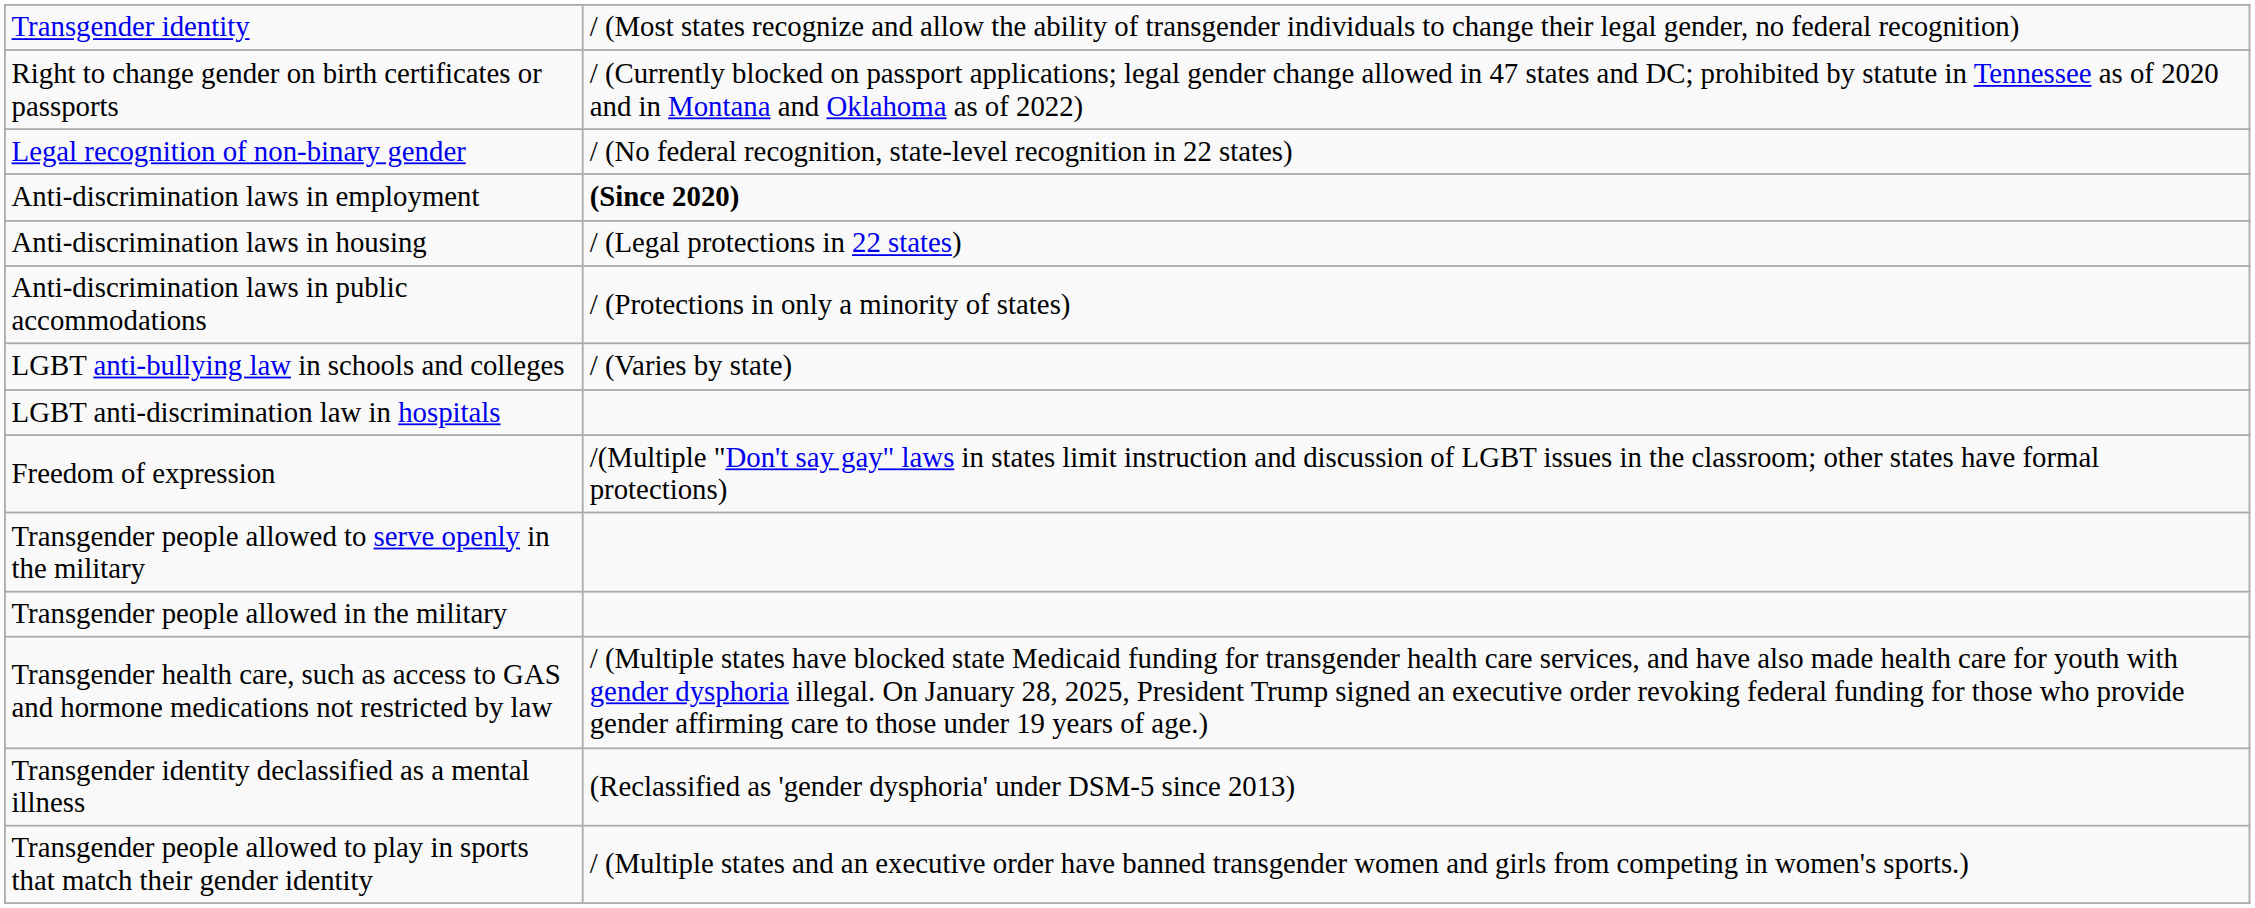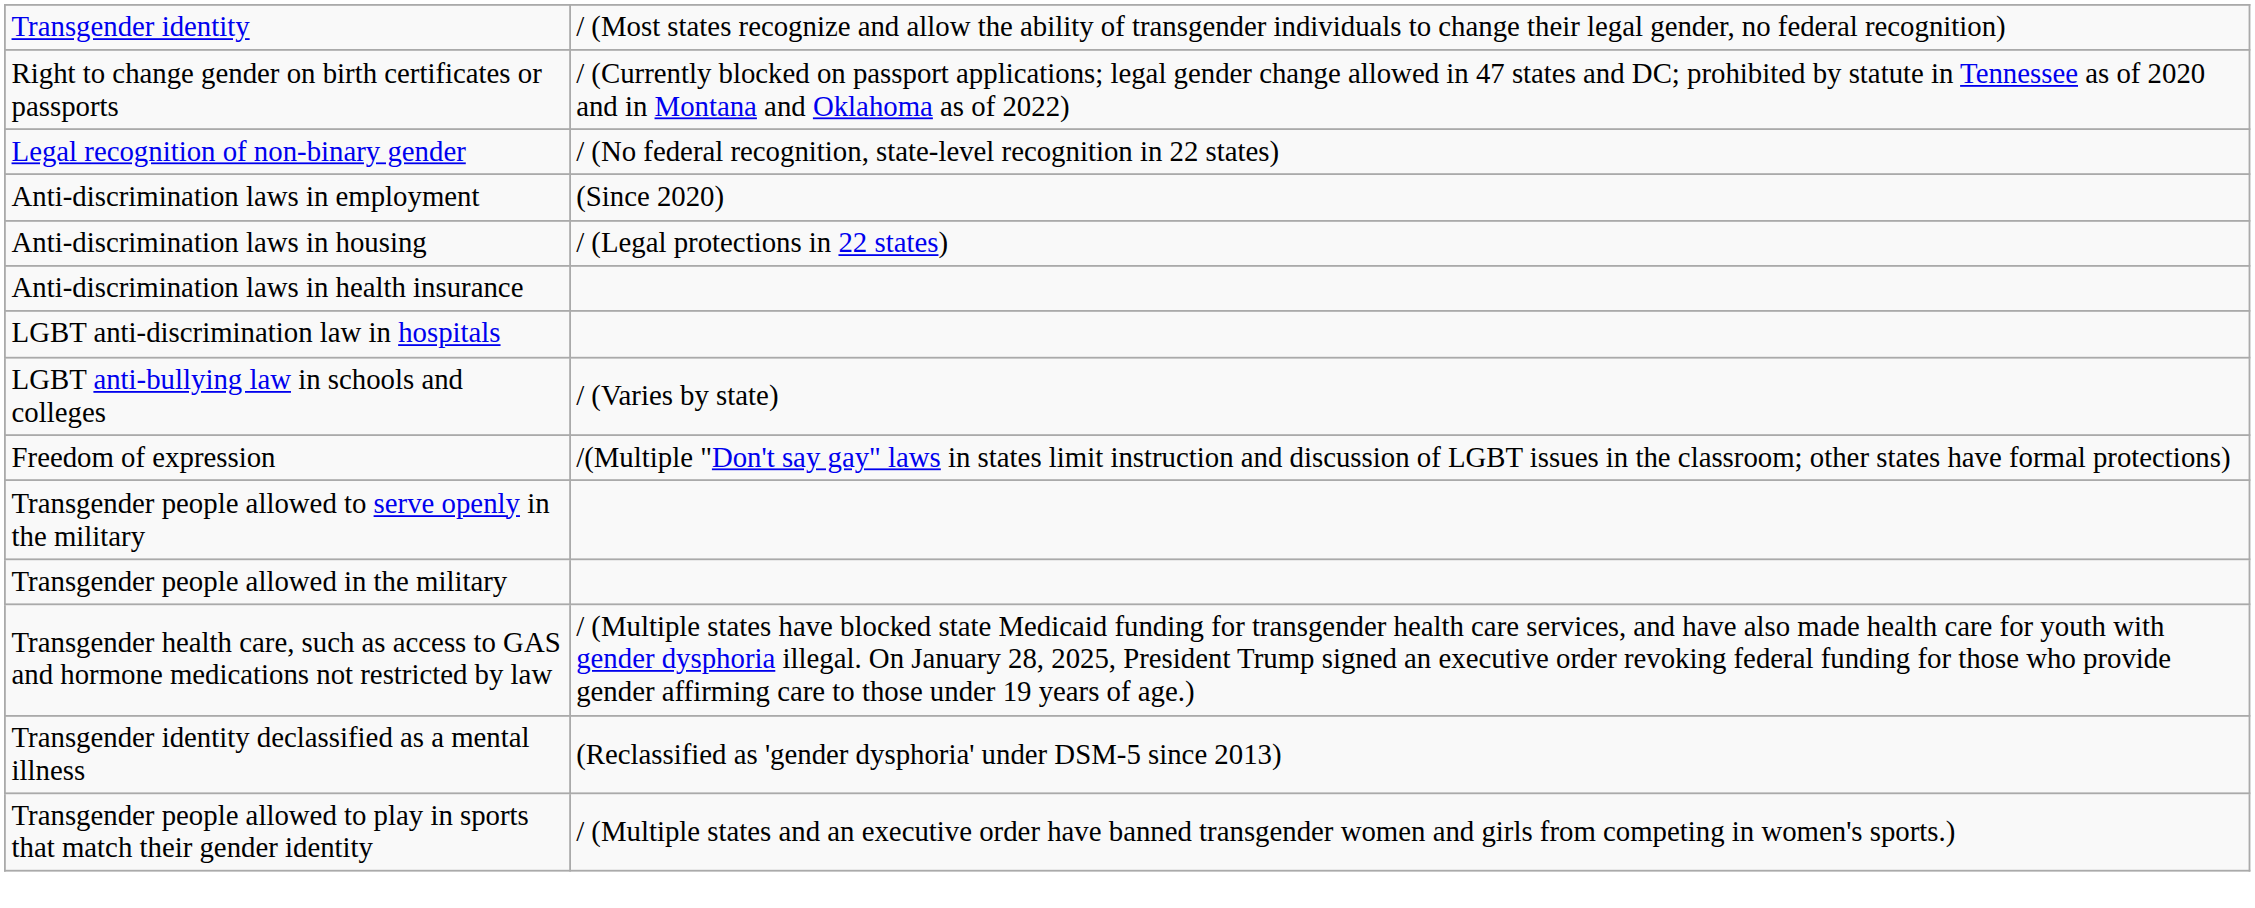(665, 196) bold -> (650, 196) normal
- row: (210, 304)
+ row: (267, 288)
rows swapped: (288, 366) <-> (256, 411)
